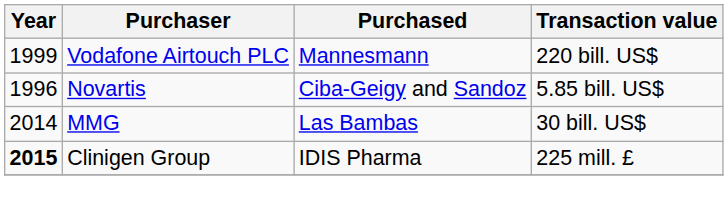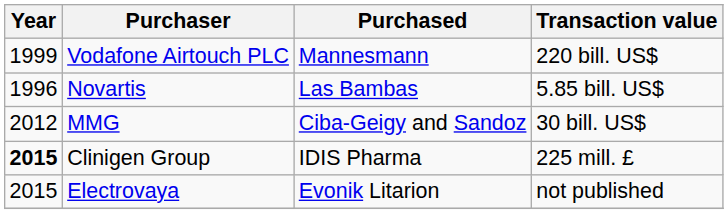(413, 89) Ciba-Geigy and Sandoz -> (358, 89) Las Bambas
(33, 123) 2014 -> (33, 123) 2012
(358, 123) Las Bambas -> (413, 123) Ciba-Geigy and Sandoz
+ row: (123, 191)
